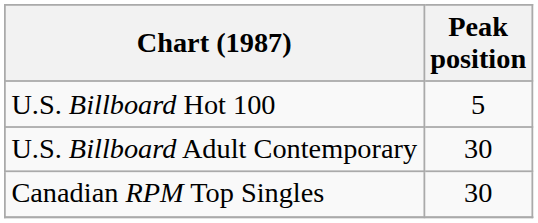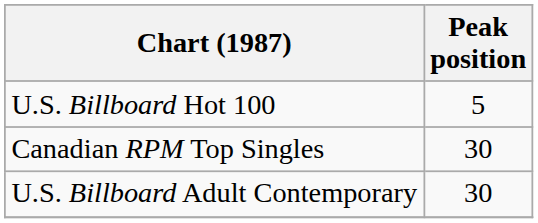rows swapped: (214, 148) <-> (168, 193)
